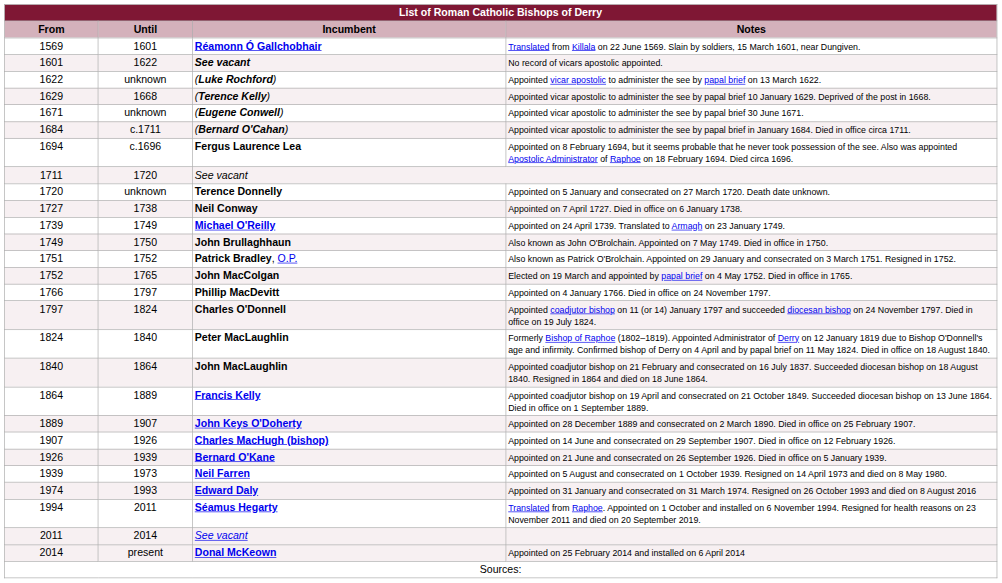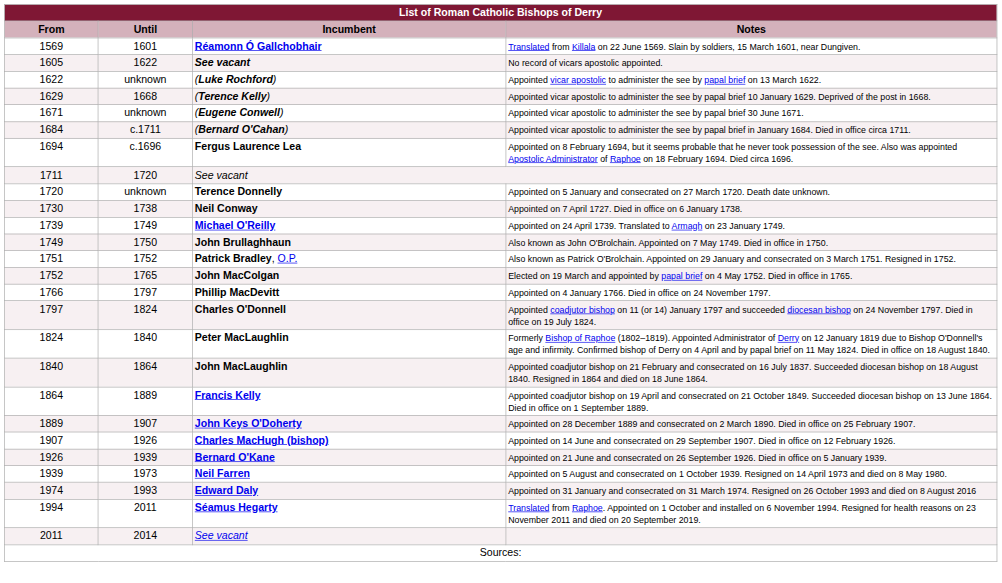(51, 63) 1601 -> (51, 63) 1605
(51, 208) 1727 -> (51, 208) 1730
- row: (627, 553)
